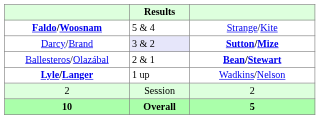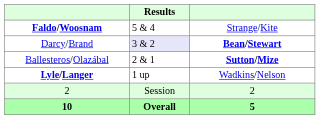(252, 43) Sutton/Mize -> (252, 43) Bean/Stewart
(252, 59) Bean/Stewart -> (252, 59) Sutton/Mize
